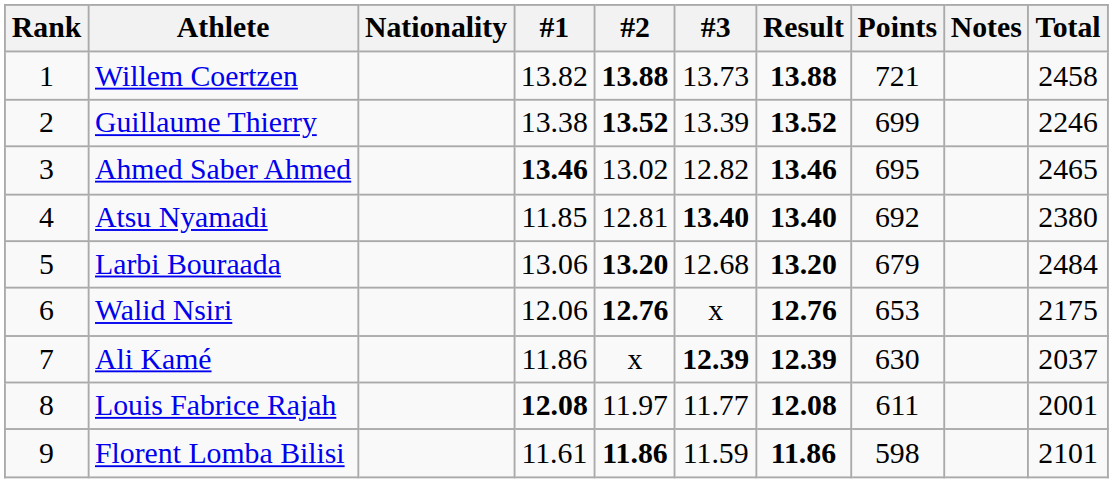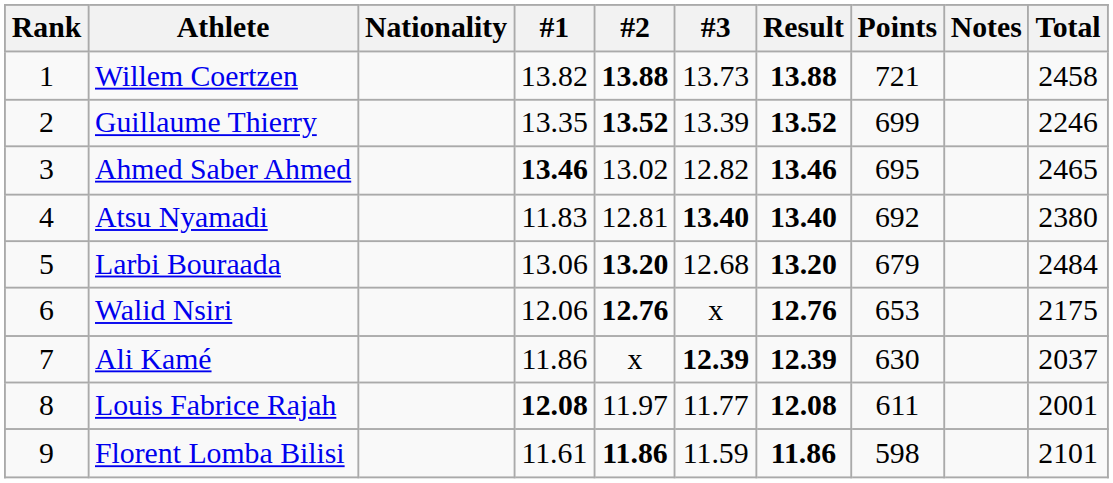(554, 122) 13.38 -> (554, 122) 13.35
(554, 216) 11.85 -> (554, 216) 11.83
